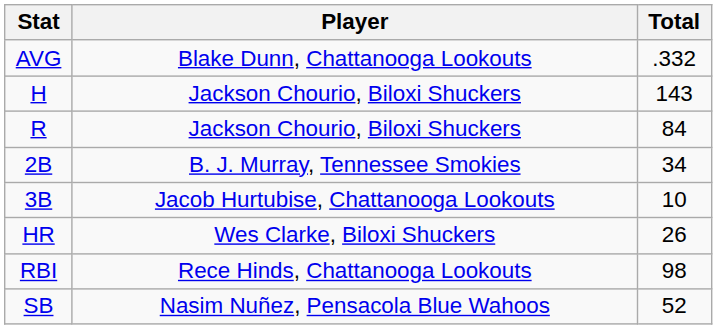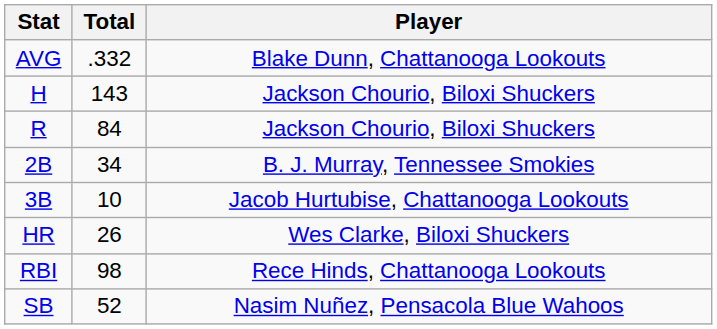columns swapped: (355, 22) <-> (674, 22)
